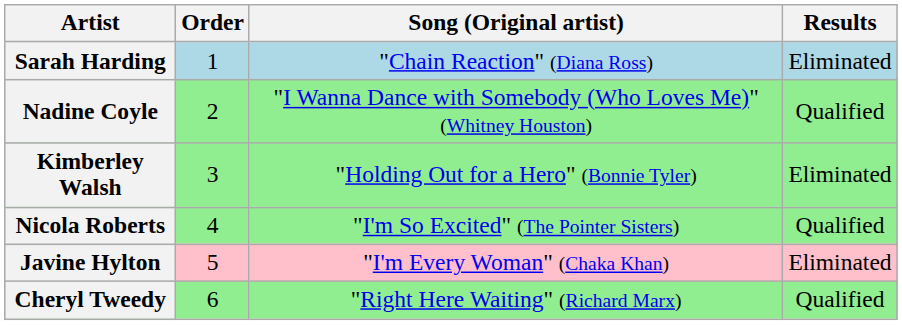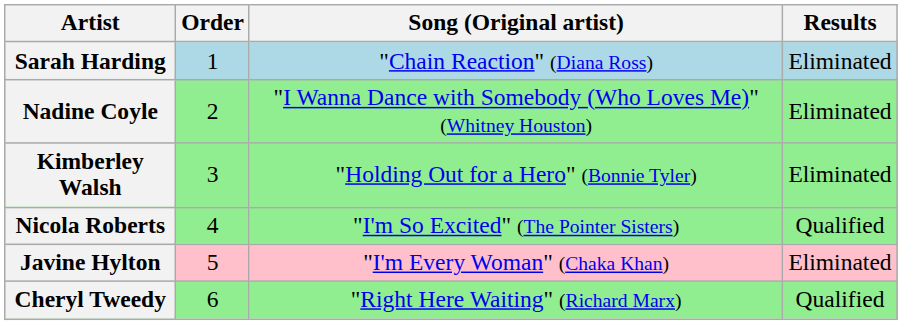(840, 110) Qualified -> (840, 110) Eliminated
